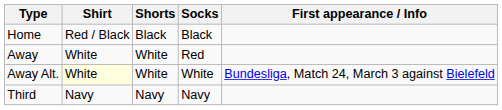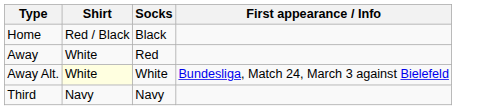- column: (155, 14)
